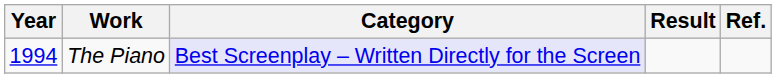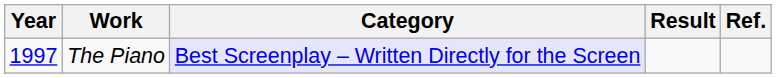(33, 55) 1994 -> (33, 55) 1997
